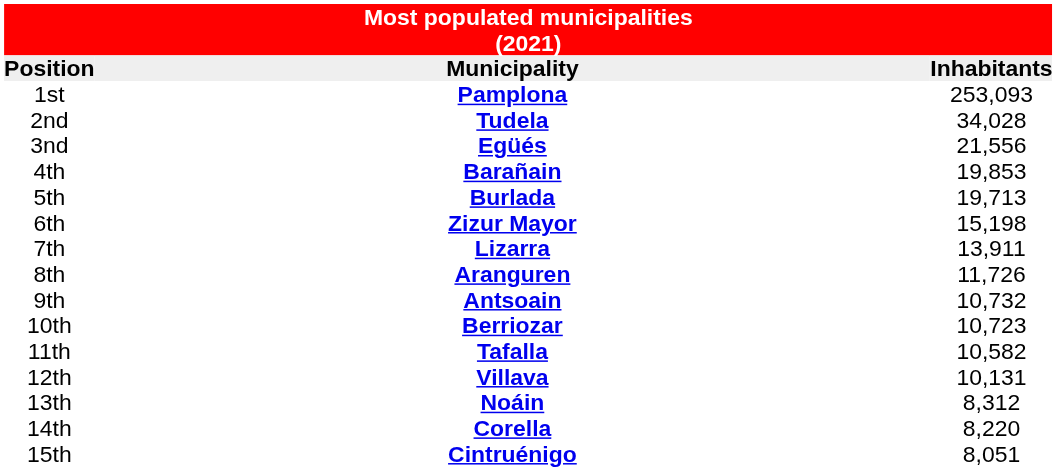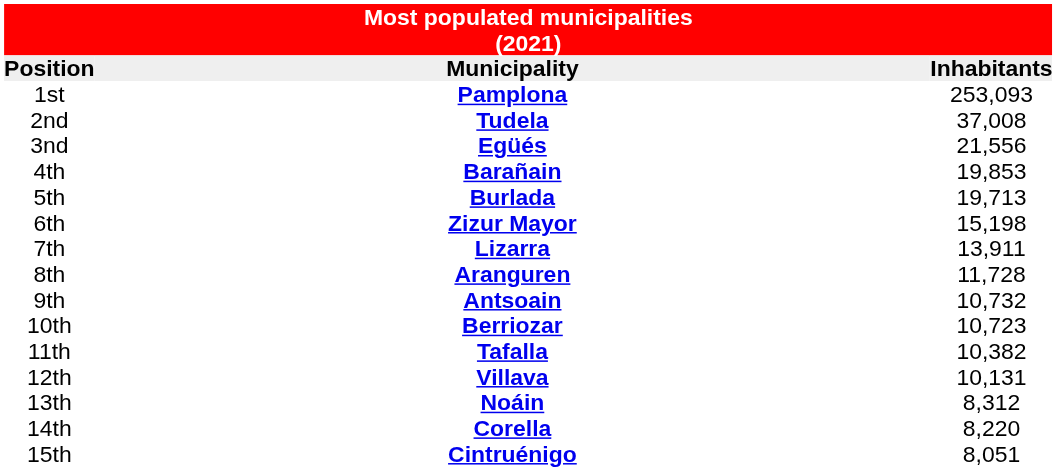(991, 120) 34,028 -> (991, 120) 37,008
(991, 274) 11,726 -> (991, 274) 11,728
(991, 351) 10,582 -> (991, 351) 10,382
